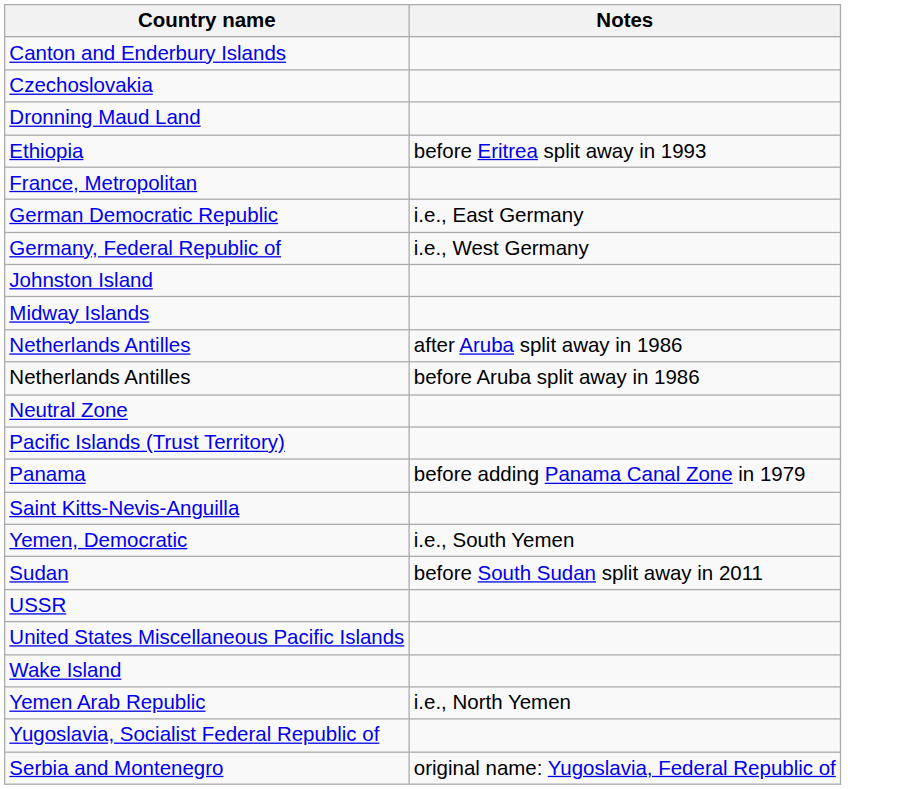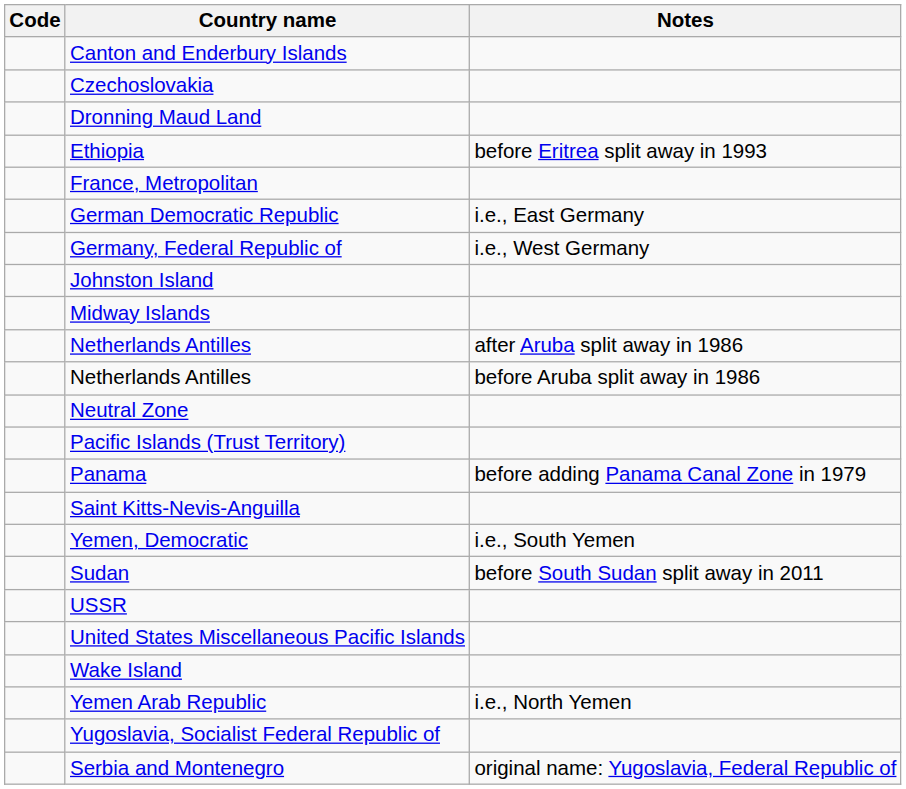+ column: (35, 20)
